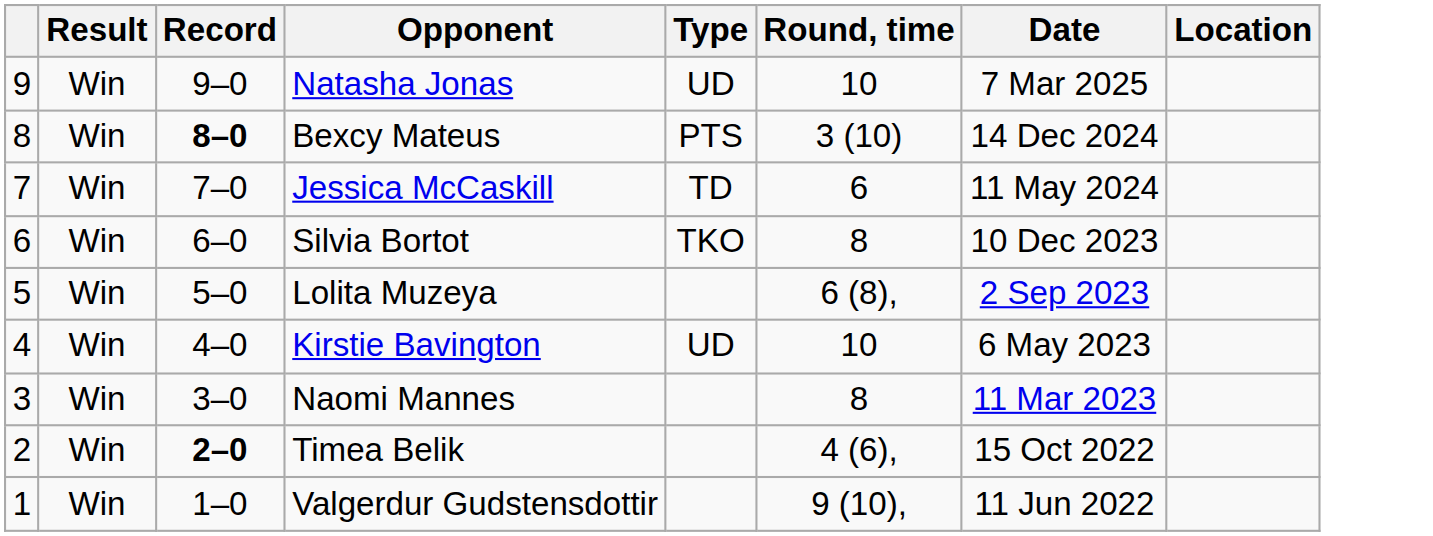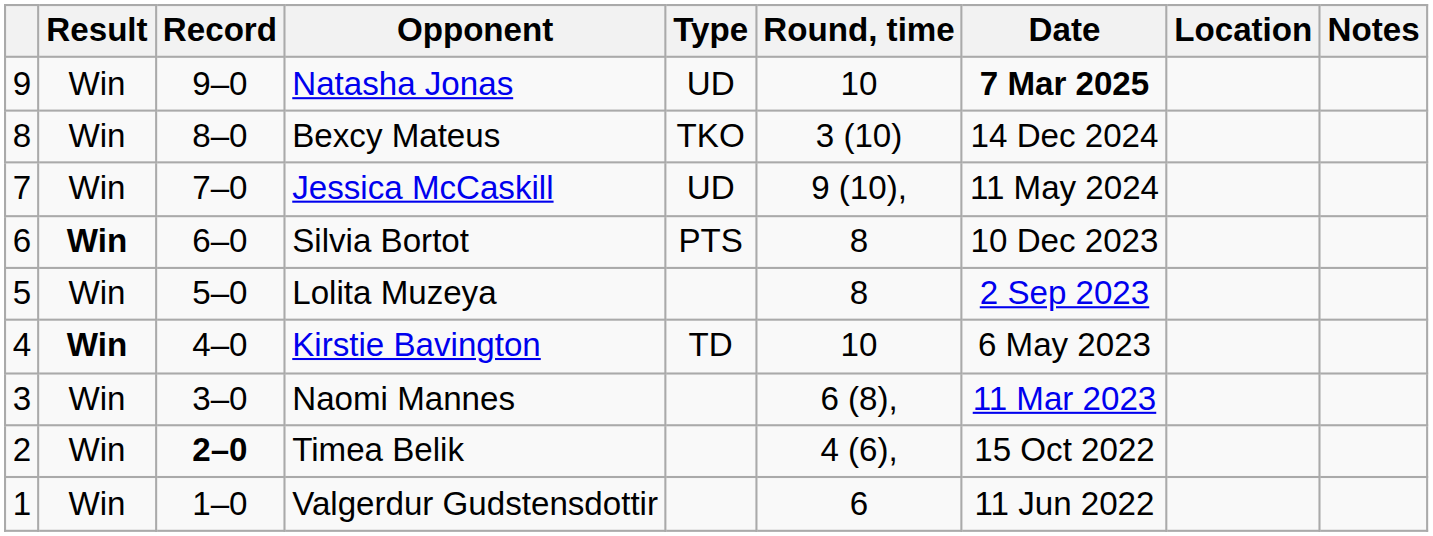+ column: (1374, 30)
(1064, 83) normal -> (1064, 83) bold
(220, 135) bold -> (220, 135) normal
(711, 135) PTS -> (711, 135) TKO
(711, 188) TD -> (711, 188) UD
(859, 188) 6 -> (859, 188) 9 (10),
(97, 240) normal -> (97, 240) bold
(711, 240) TKO -> (711, 240) PTS
(859, 293) 6 (8), -> (859, 293) 8
(97, 345) normal -> (97, 345) bold
(711, 345) UD -> (711, 345) TD
(859, 398) 8 -> (859, 398) 6 (8),
(859, 503) 9 (10), -> (859, 503) 6
